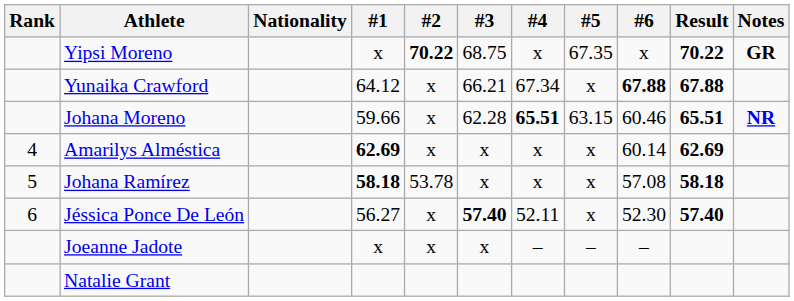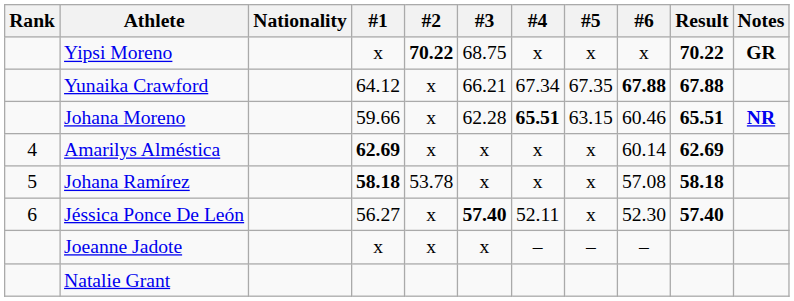(591, 53) 67.35 -> (591, 53) x
(591, 85) x -> (591, 85) 67.35
